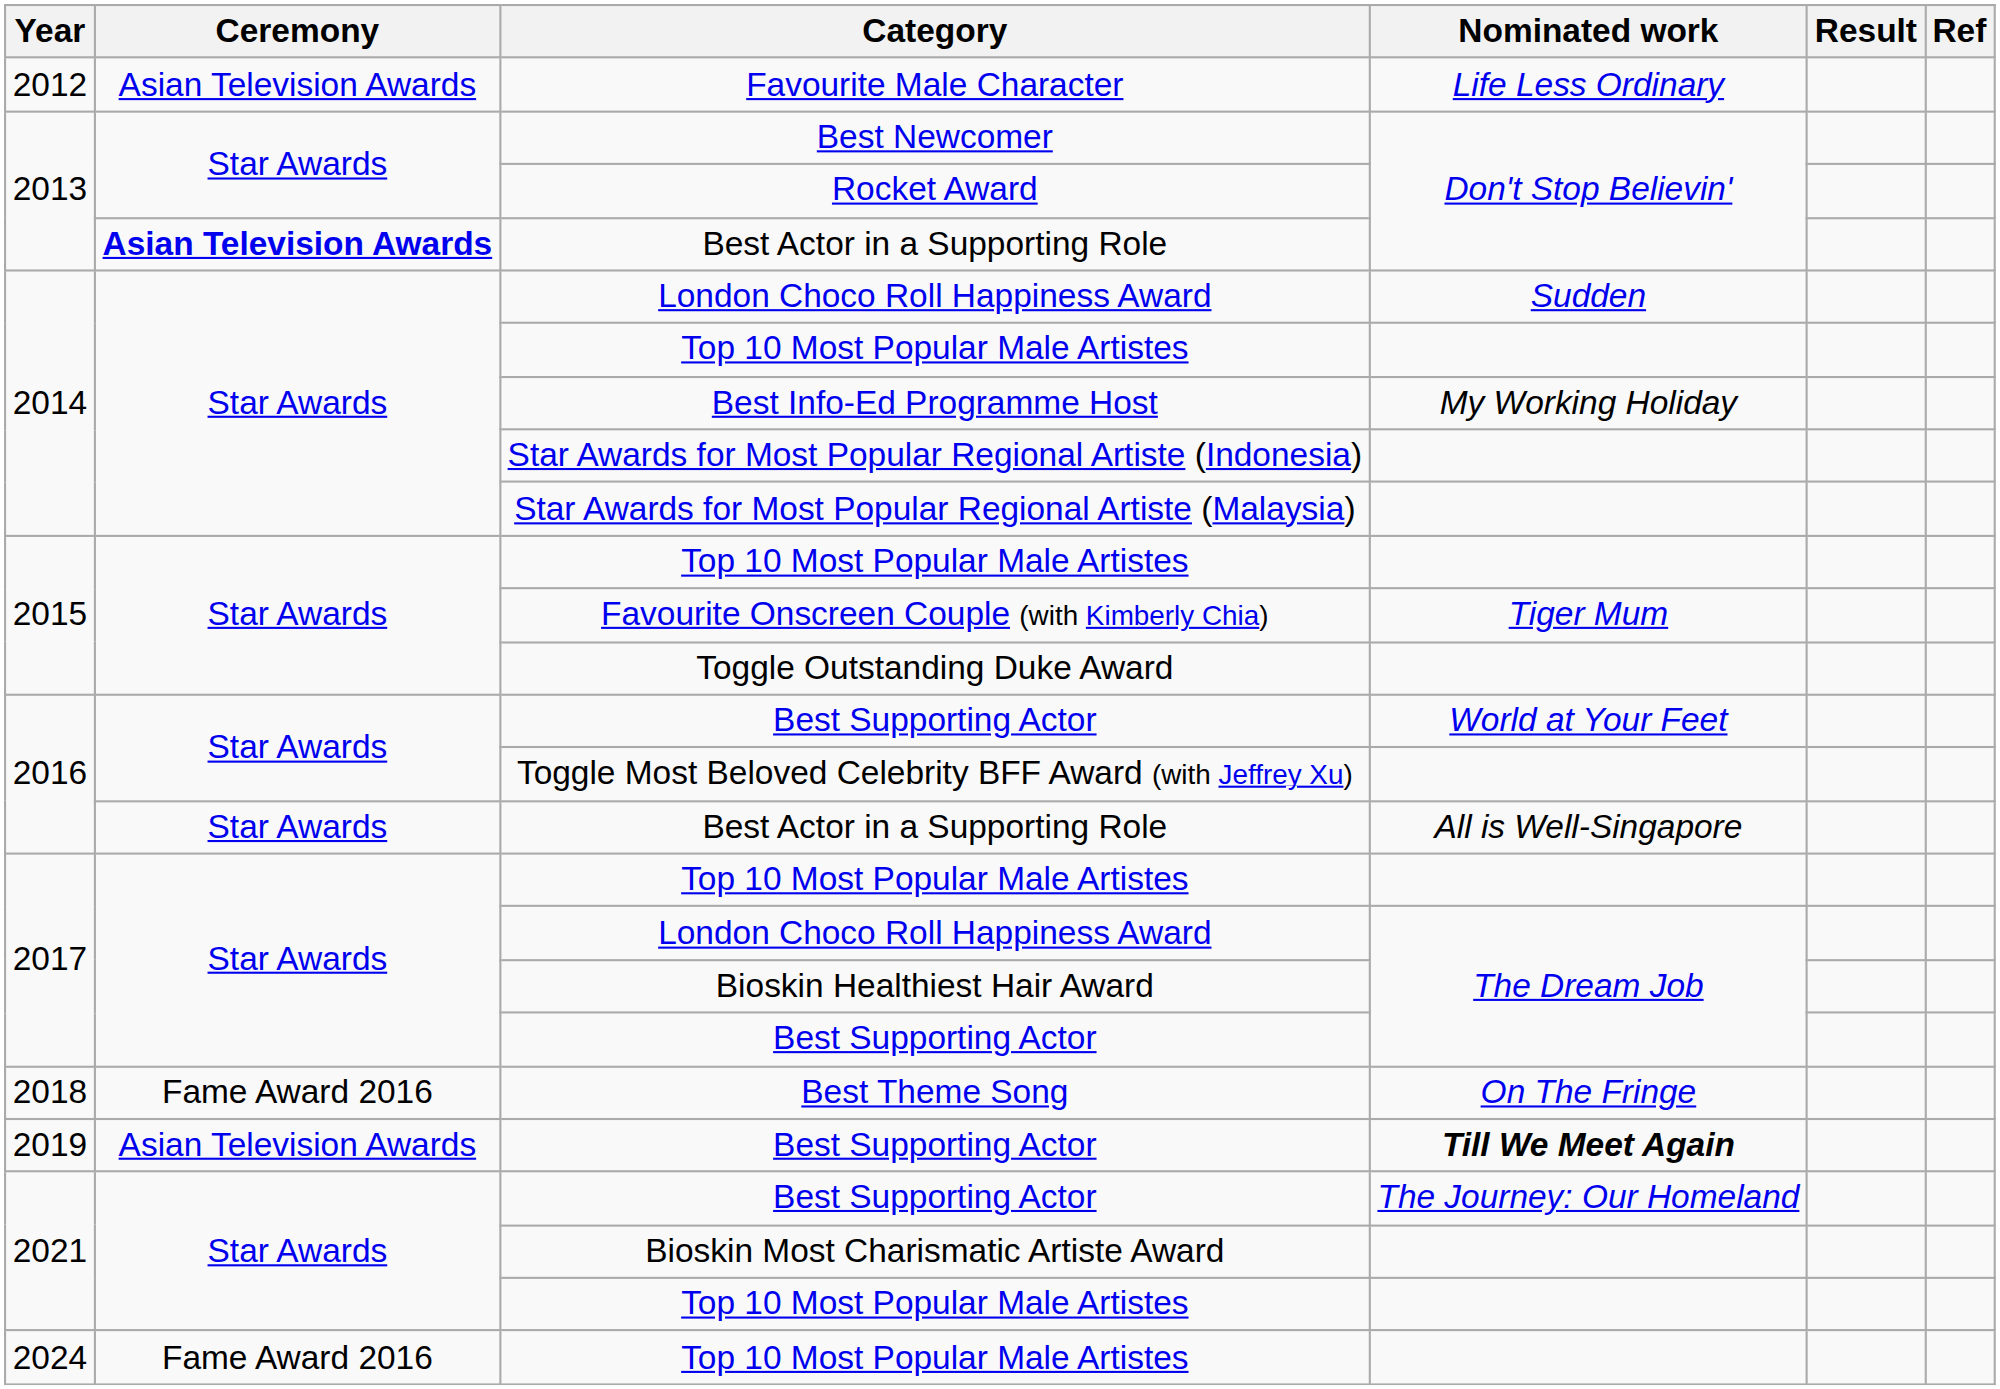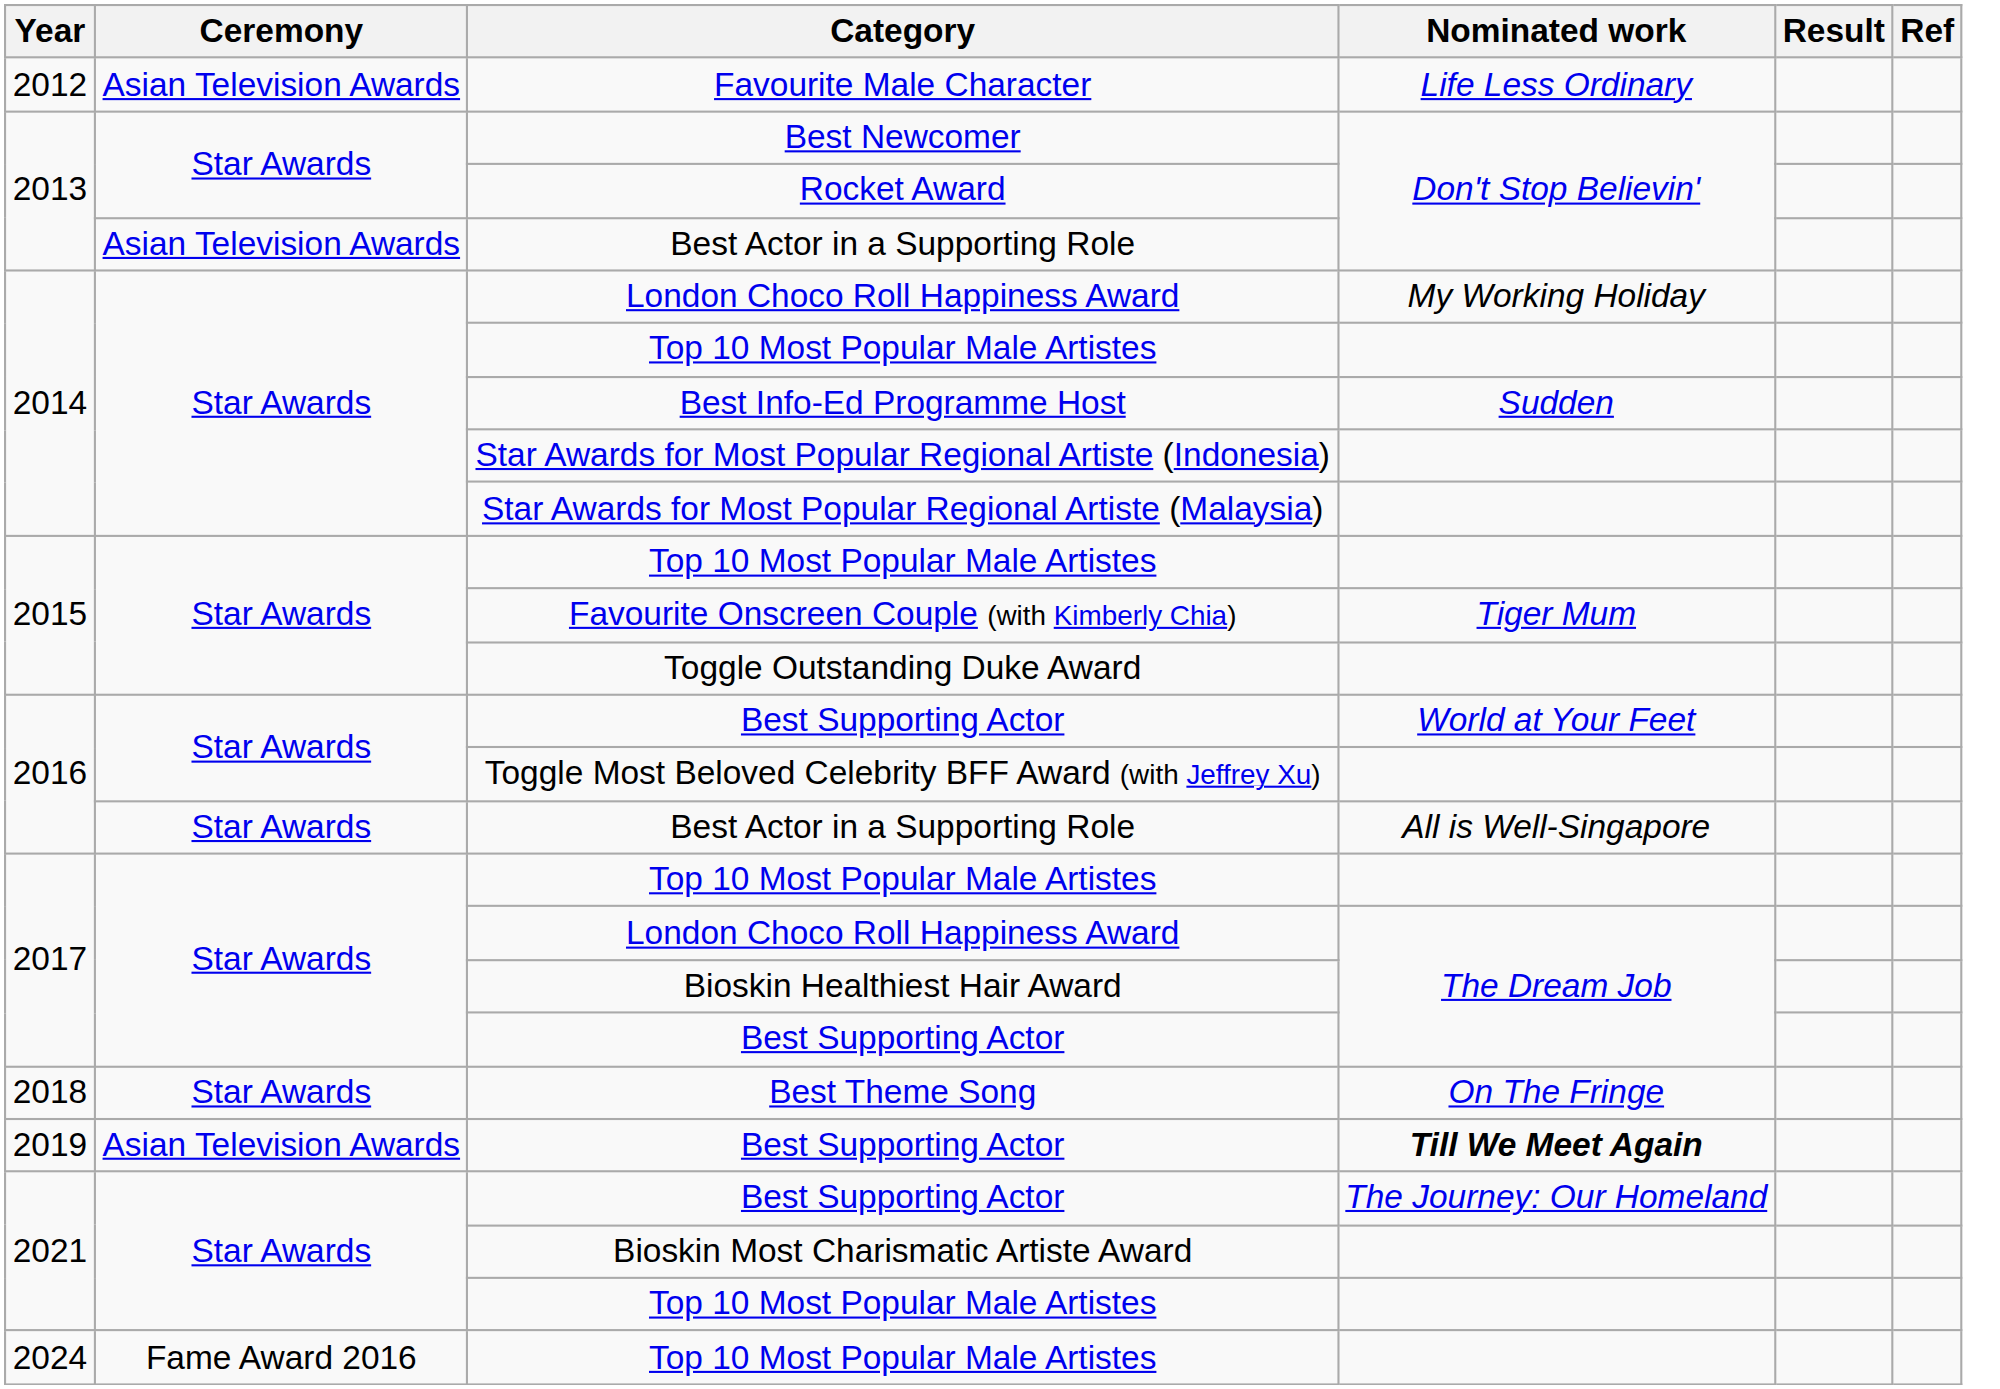(297, 243) bold -> (281, 243) normal
(1588, 296) Sudden -> (1556, 296) My Working Holiday
(1588, 402) My Working Holiday -> (1556, 402) Sudden
(297, 1091) Fame Award 2016 -> (281, 1091) Star Awards
